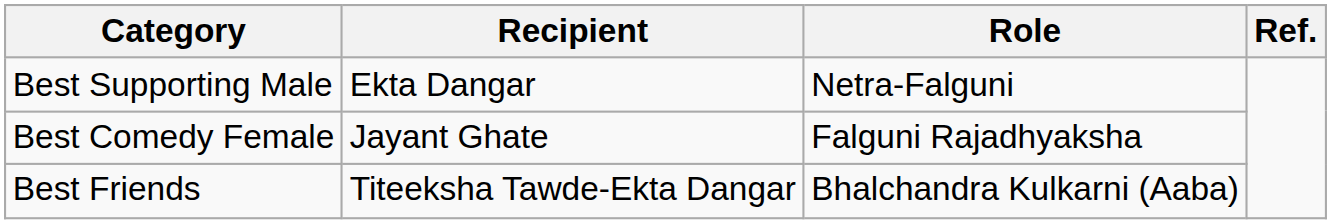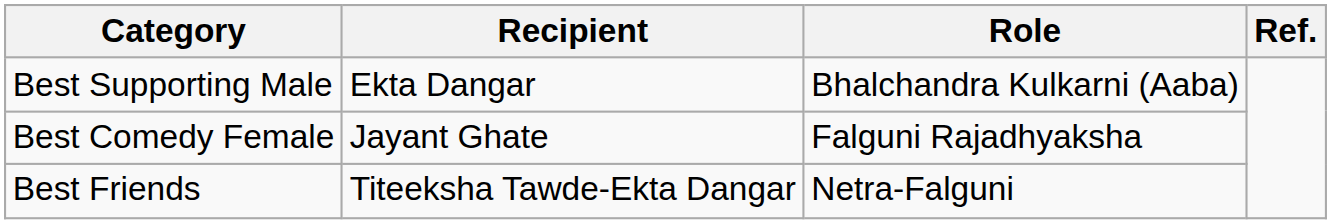(913, 84) Netra-Falguni -> (1025, 84) Bhalchandra Kulkarni (Aaba)
(1025, 190) Bhalchandra Kulkarni (Aaba) -> (913, 190) Netra-Falguni
